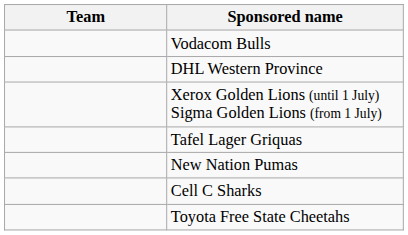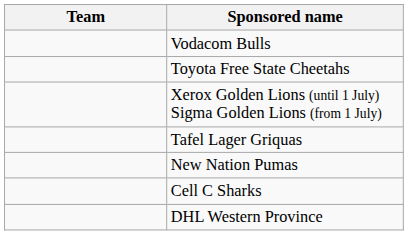rows swapped: (260, 216) <-> (247, 69)
